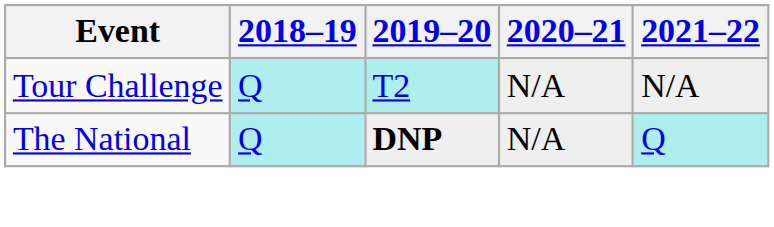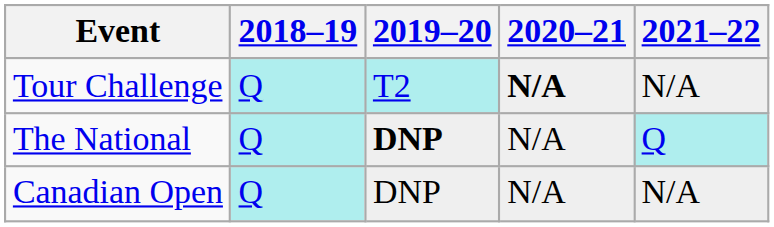(536, 85) normal -> (536, 85) bold
+ row: (118, 192)
